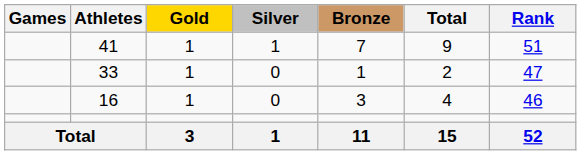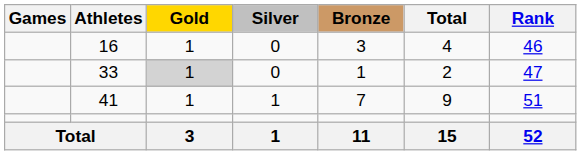rows swapped: (108, 101) <-> (108, 46)
(189, 73) no background -> (189, 73) lightgrey background
